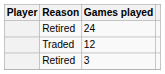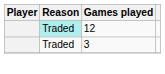- row: (90, 28)
(58, 45) no background -> (58, 28) paleturquoise background
(59, 61) Retired -> (58, 45) Traded
